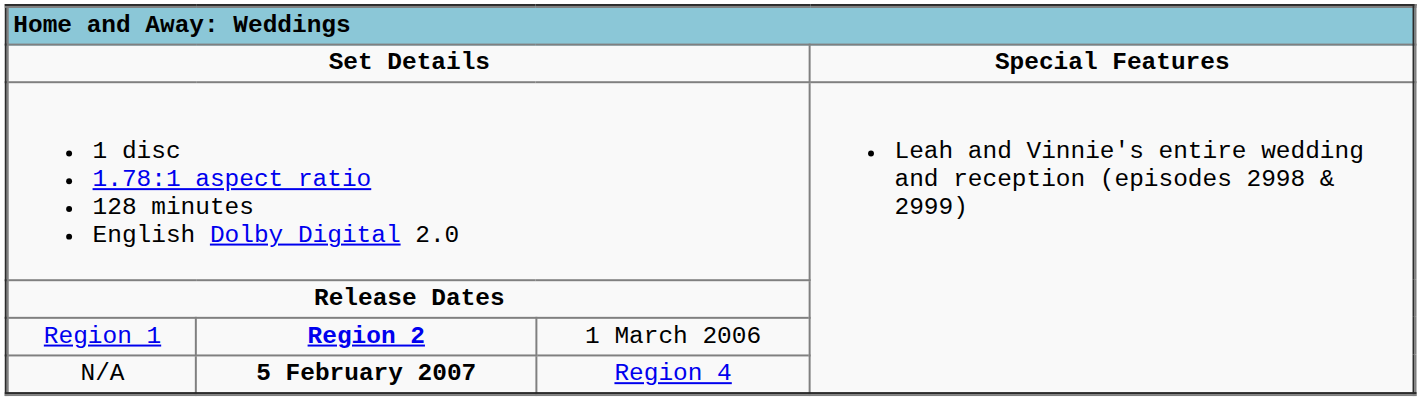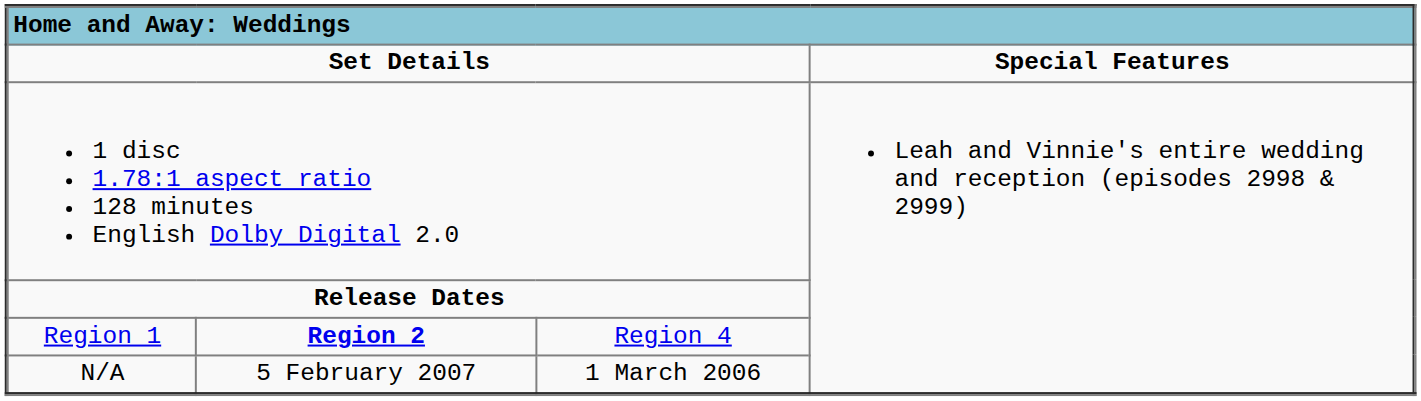(673, 336) 1 March 2006 -> (673, 336) Region 4
(366, 374) bold -> (366, 374) normal
(673, 374) Region 4 -> (673, 374) 1 March 2006
